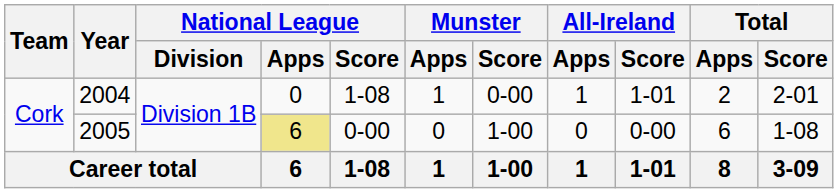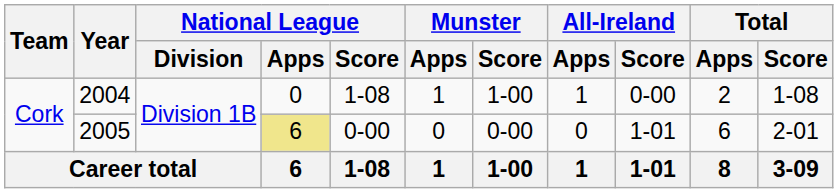(510, 95) 0-00 -> (510, 95) 1-00
(653, 95) 1-01 -> (653, 95) 0-00
(796, 95) 2-01 -> (796, 95) 1-08
(510, 132) 1-00 -> (510, 132) 0-00
(653, 132) 0-00 -> (653, 132) 1-01
(796, 132) 1-08 -> (796, 132) 2-01
